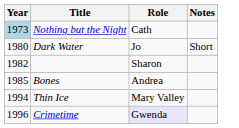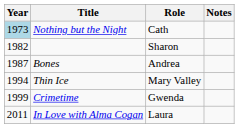- row: (58, 47)
(18, 81) 1985 -> (18, 64) 1987
(18, 115) 1996 -> (18, 98) 1999
(149, 115) lavender background -> (166, 98) no background
+ row: (88, 115)
